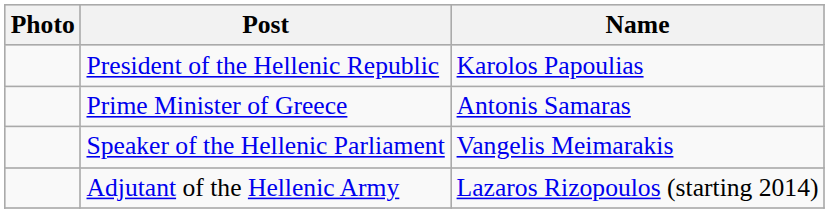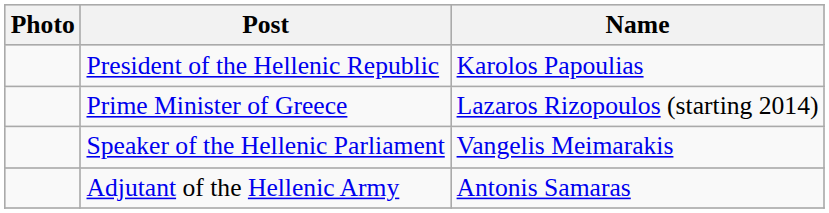(544, 106) Antonis Samaras -> (638, 106) Lazaros Rizopoulos (starting 2014)
(638, 187) Lazaros Rizopoulos (starting 2014) -> (544, 187) Antonis Samaras
